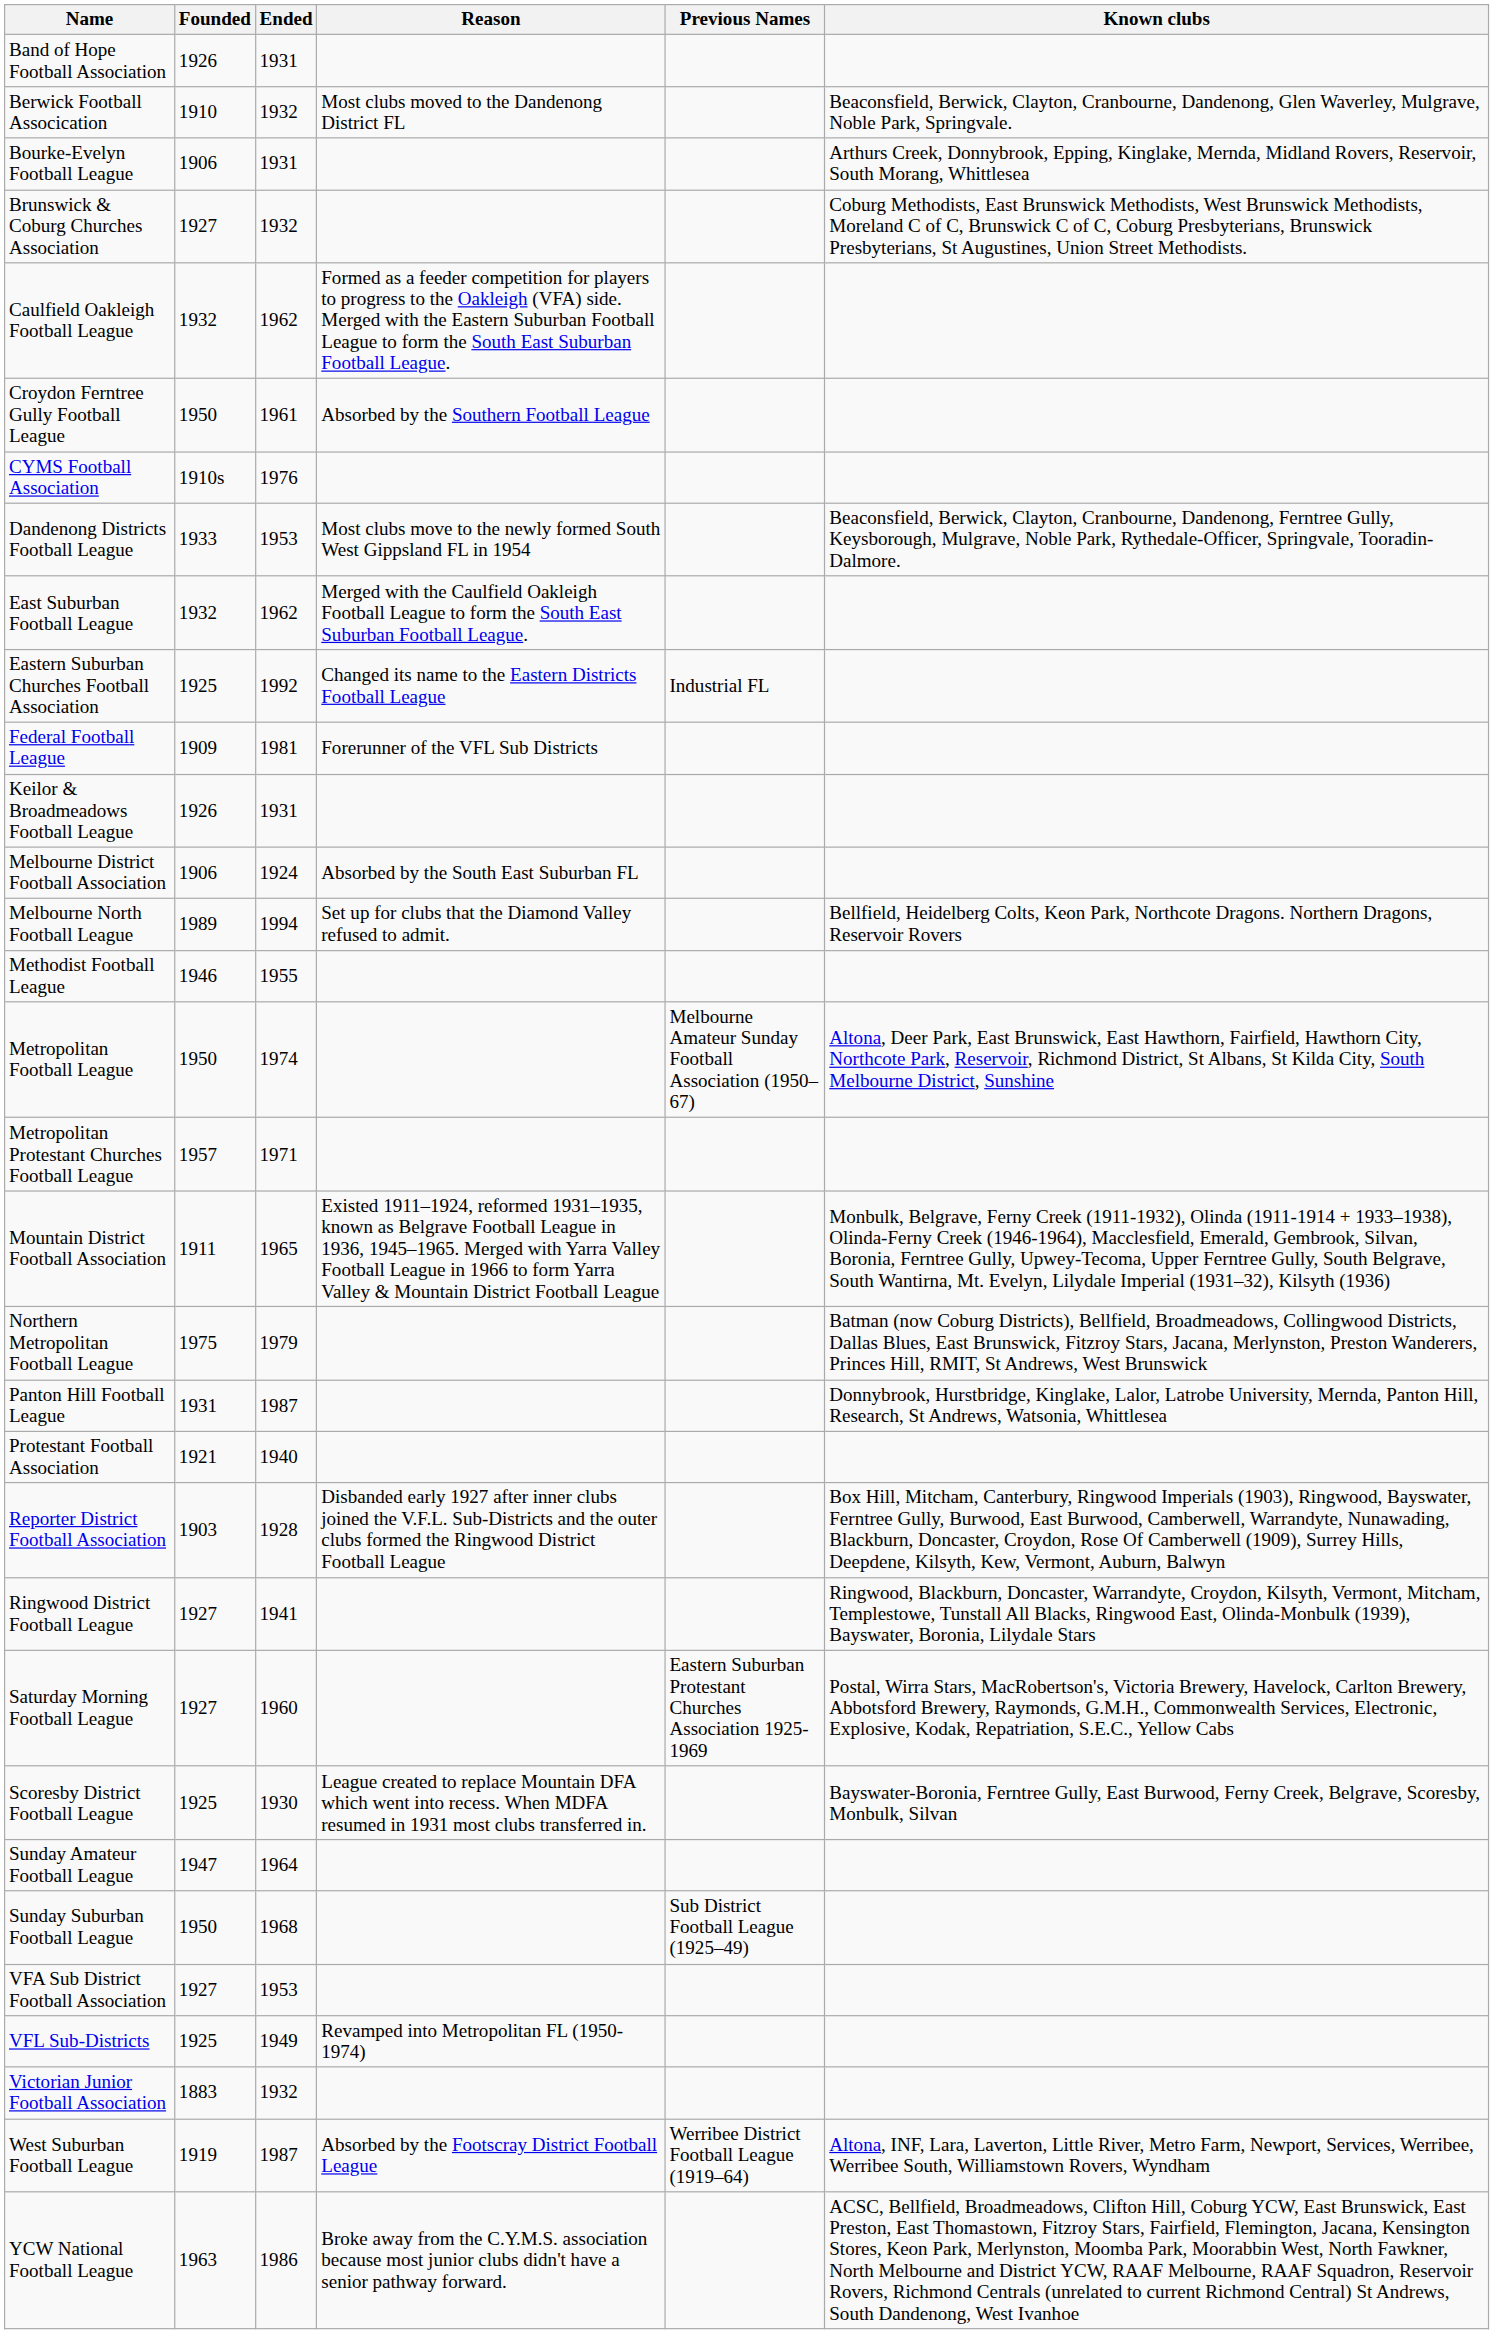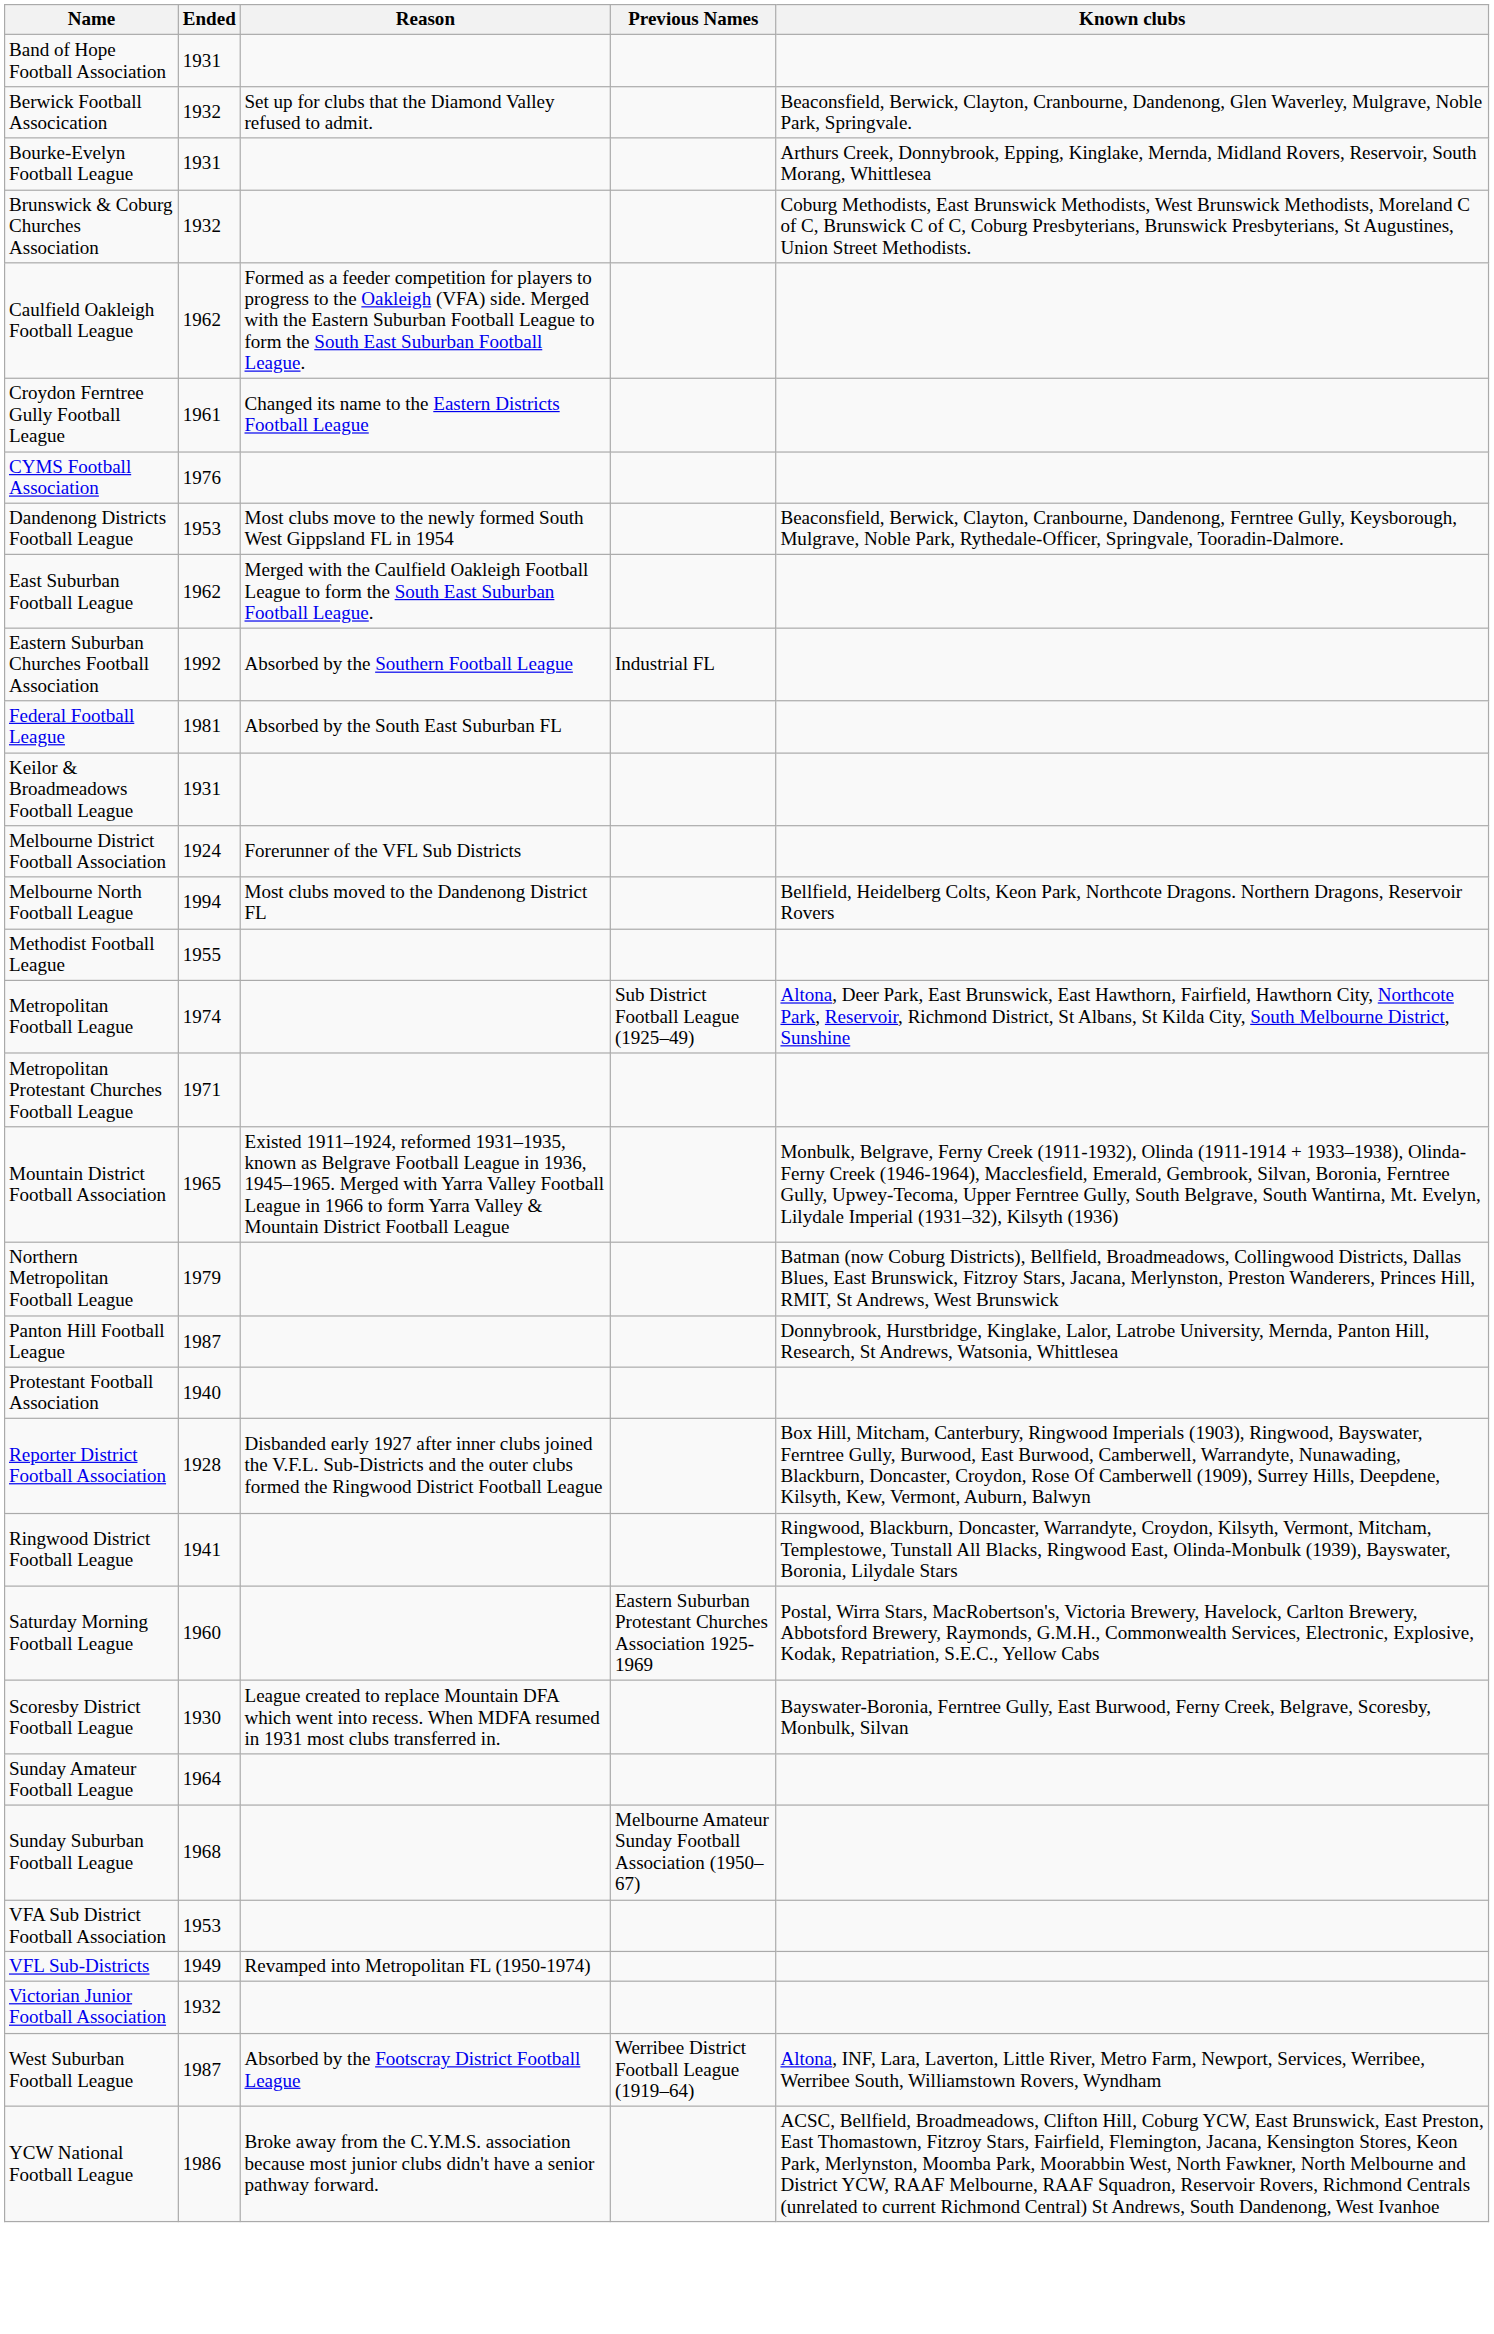- column: (215, 19)
(462, 112) Most clubs moved to the Dandenong District FL -> (400, 112) Set up for clubs that the Diamond Valley refused to admit.
(485, 414) Absorbed by the Southern Football League -> (402, 414) Changed its name to the Eastern Districts Football League
(479, 685) Changed its name to the Eastern Districts Football League -> (409, 664) Absorbed by the Southern Football League
(460, 748) Forerunner of the VFL Sub Districts -> (403, 726) Absorbed by the South East Suburban FL
(480, 872) Absorbed by the South East Suburban FL -> (383, 851) Forerunner of the VFL Sub Districts
(476, 924) Set up for clubs that the Diamond Valley refused to admit. -> (416, 902) Most clubs moved to the Dandenong District FL
(744, 1059) Melbourne Amateur Sunday Football Association (1950–67) -> (677, 1016) Sub District Football League (1925–49)
(732, 1927) Sub District Football League (1925–49) -> (692, 1852) Melbourne Amateur Sunday Football Association (1950–67)
